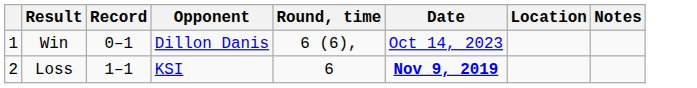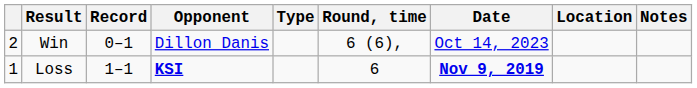+ column: (296, 18)
(13, 43) 1 -> (13, 43) 2
(13, 69) 2 -> (13, 69) 1
(169, 69) normal -> (169, 69) bold
